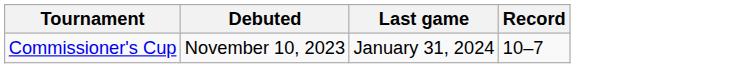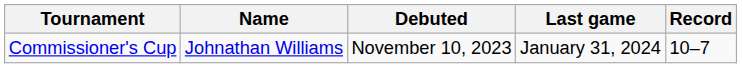+ column: (264, 18)
